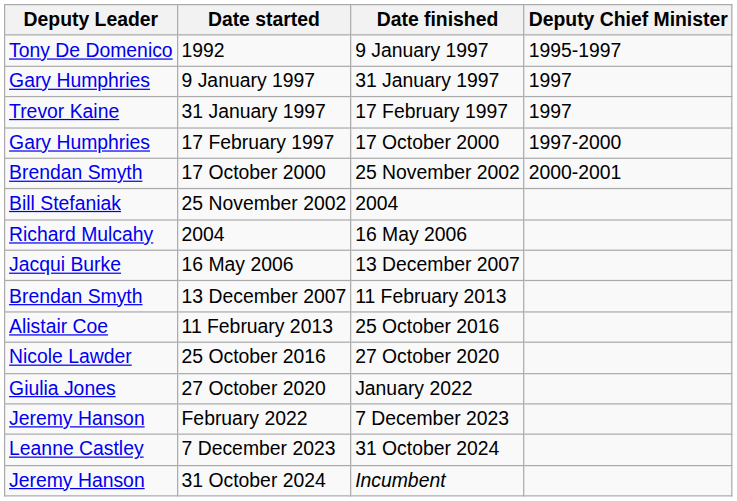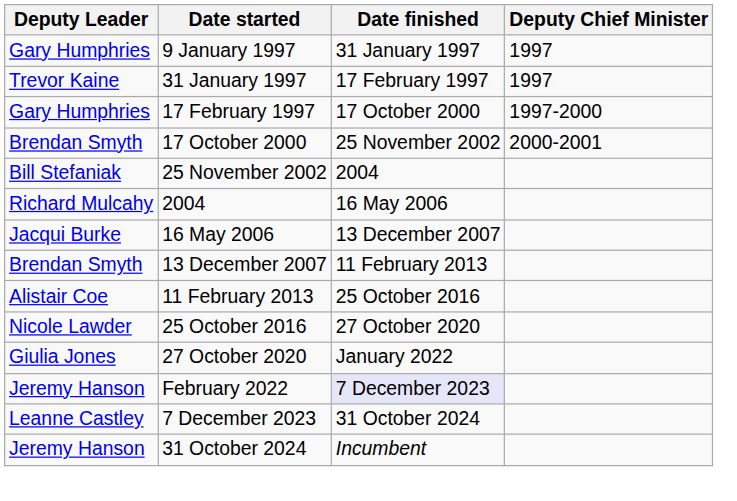- row: (203, 50)
(432, 419) no background -> (413, 388) lavender background
